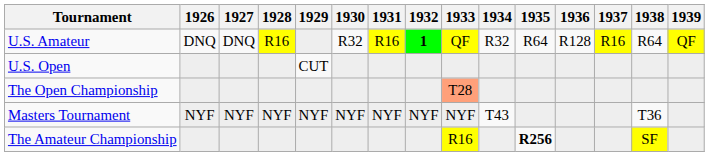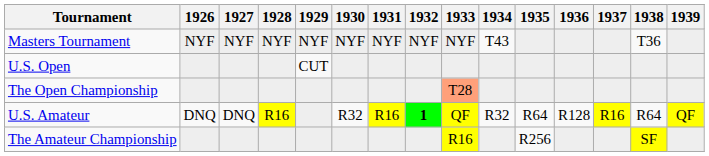rows swapped: (69, 115) <-> (49, 41)
(535, 139) bold -> (535, 139) normal
